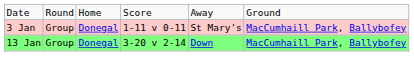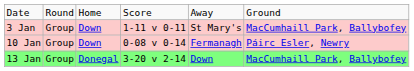(99, 28) Donegal -> (90, 28) Down
+ row: (24, 43)
